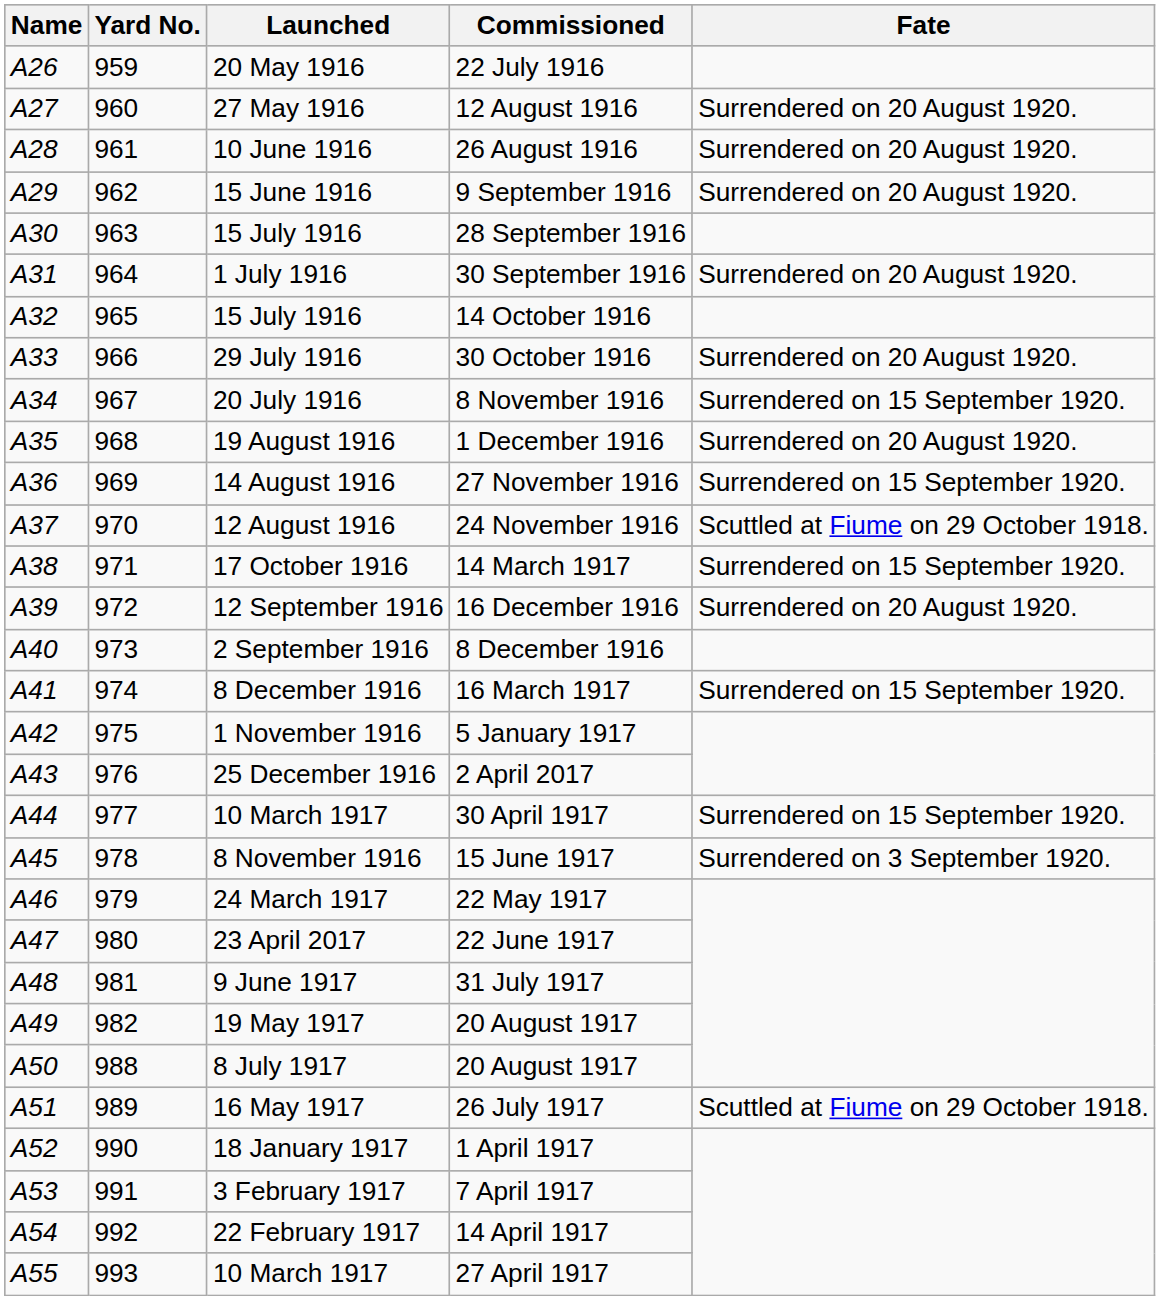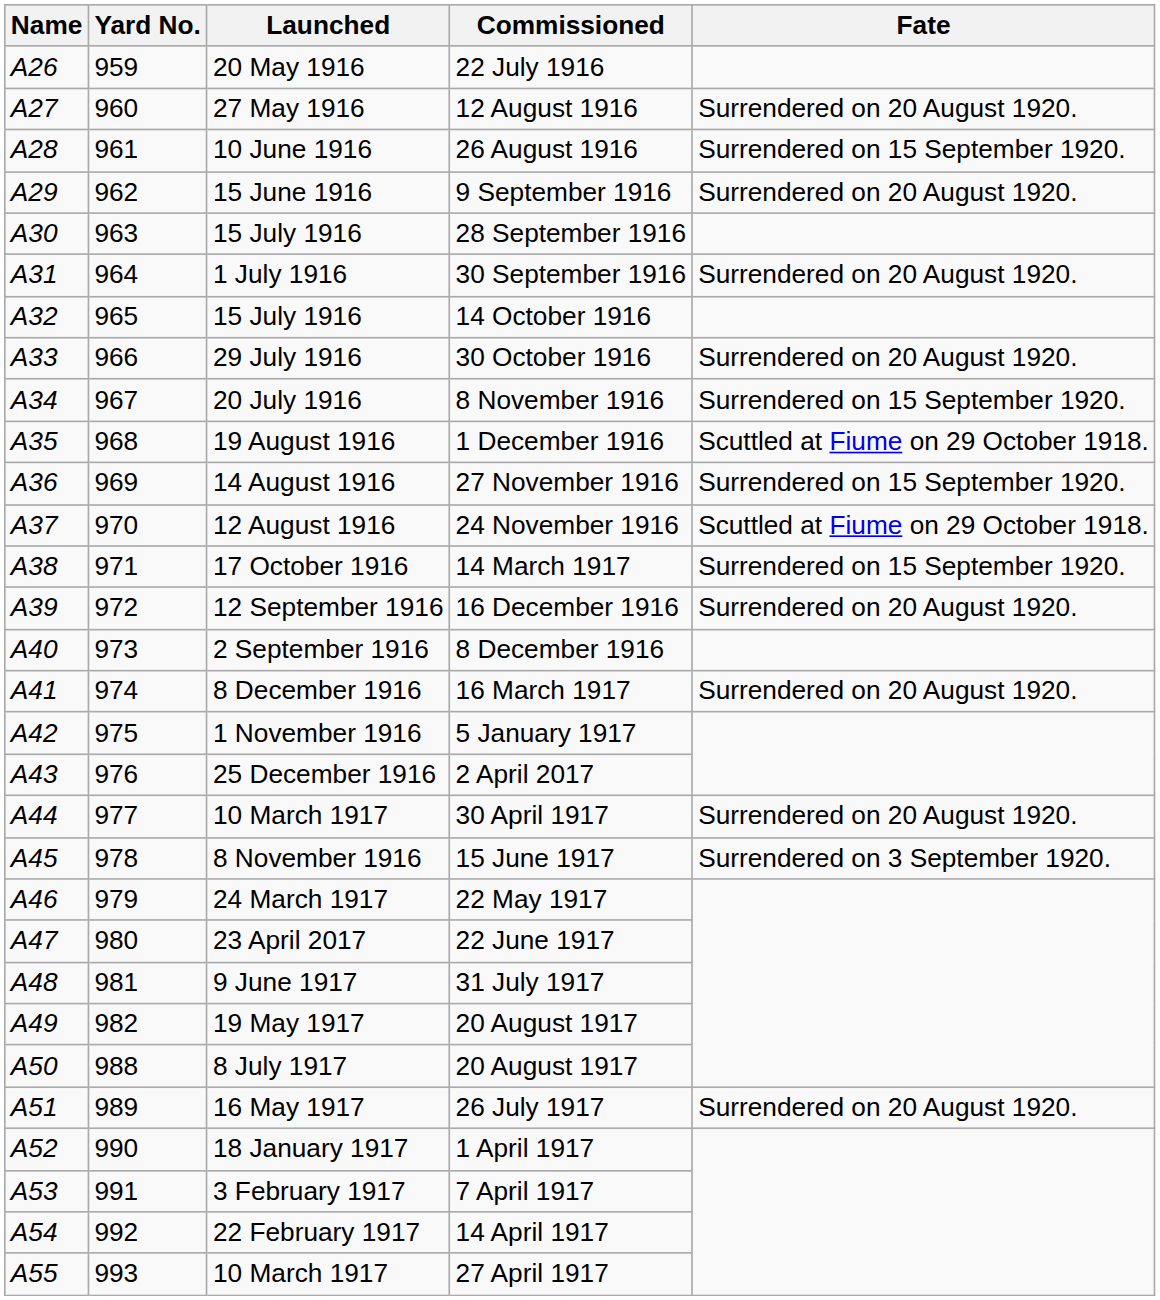(888, 150) Surrendered on 20 August 1920. -> (912, 150) Surrendered on 15 September 1920.
(888, 441) Surrendered on 20 August 1920. -> (924, 441) Scuttled at Fiume on 29 October 1918.
(912, 691) Surrendered on 15 September 1920. -> (888, 691) Surrendered on 20 August 1920.
(912, 815) Surrendered on 15 September 1920. -> (888, 815) Surrendered on 20 August 1920.
(924, 1107) Scuttled at Fiume on 29 October 1918. -> (888, 1107) Surrendered on 20 August 1920.
